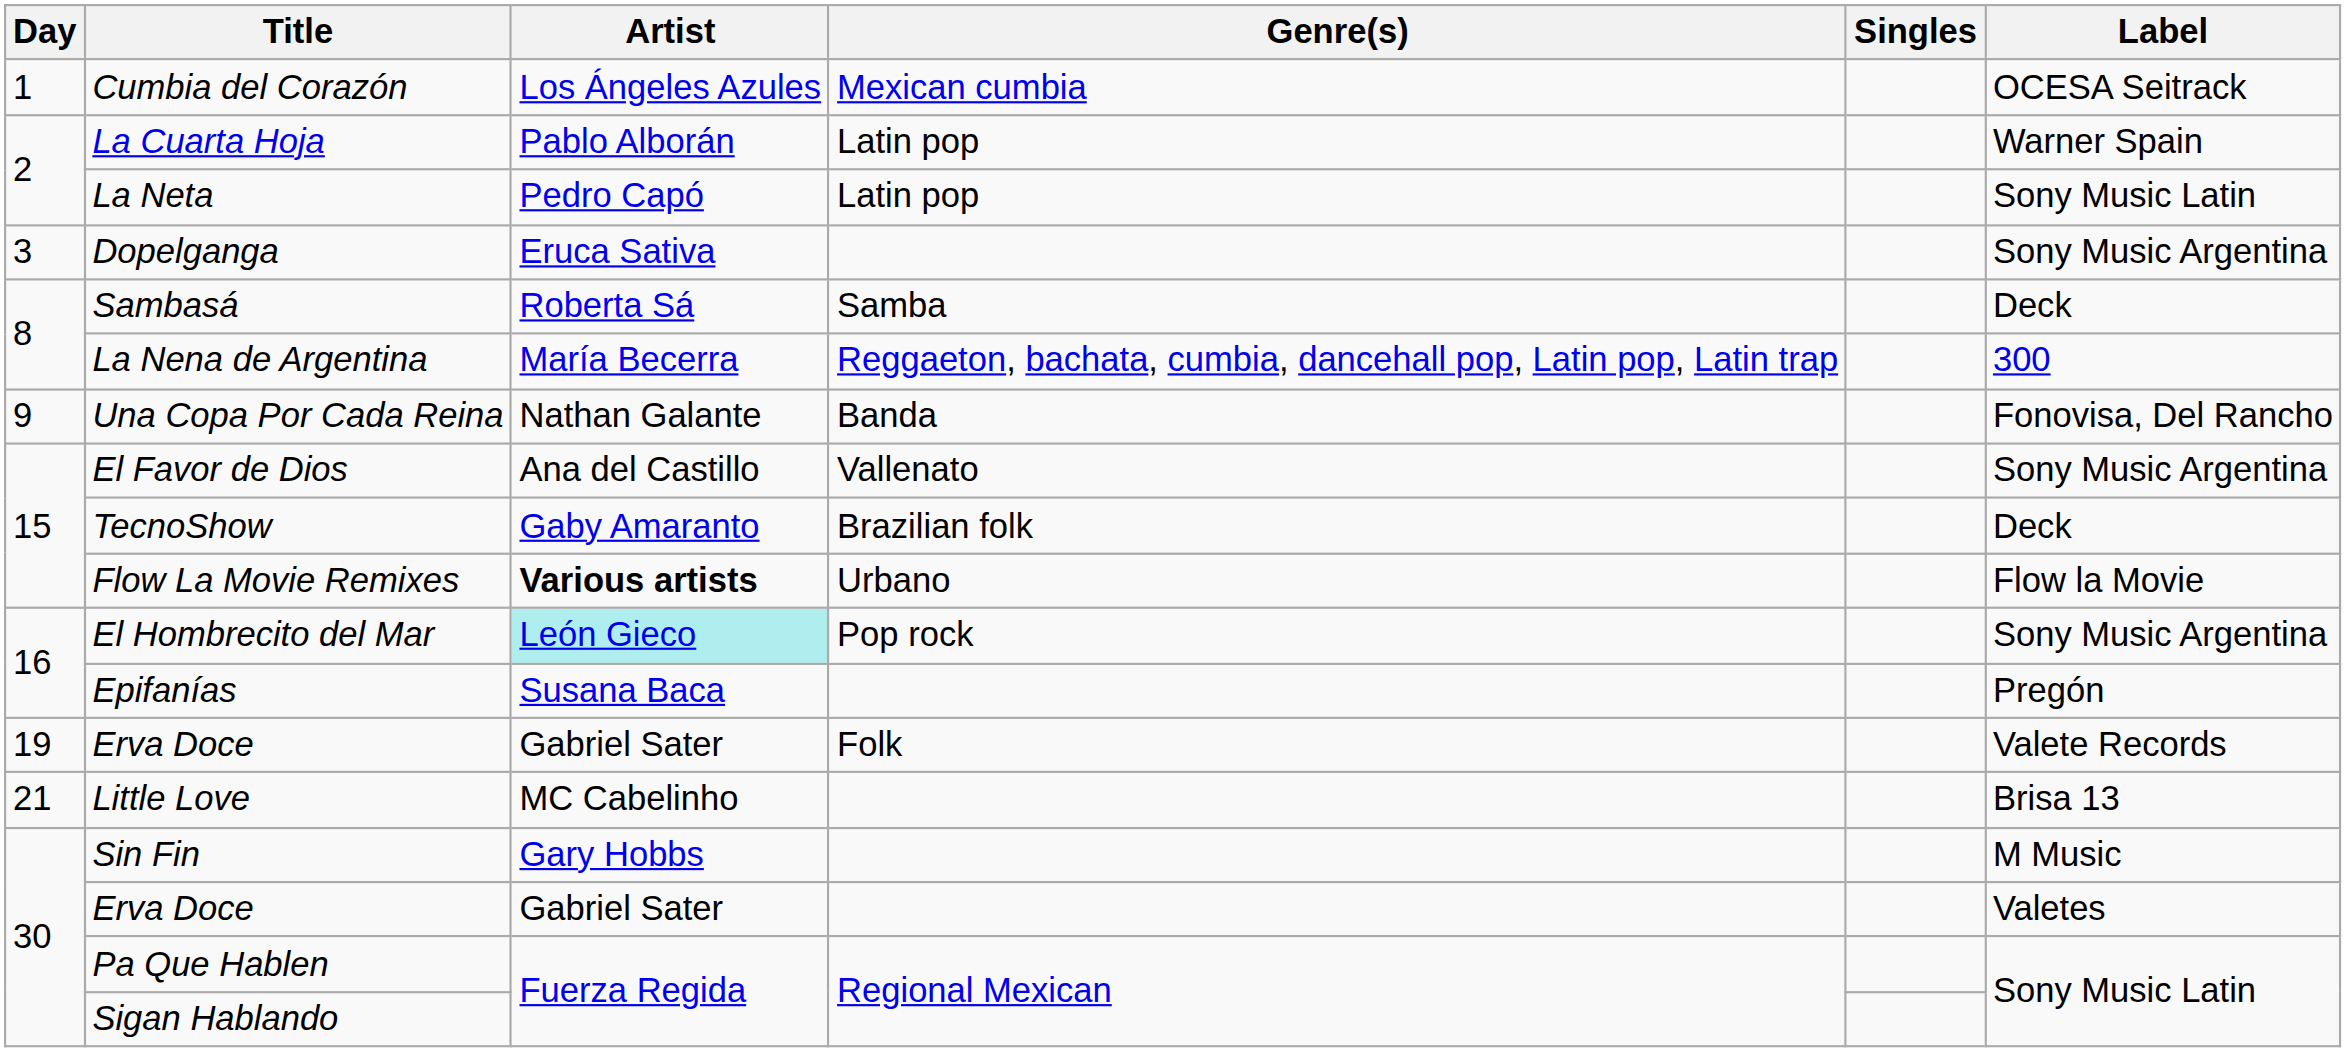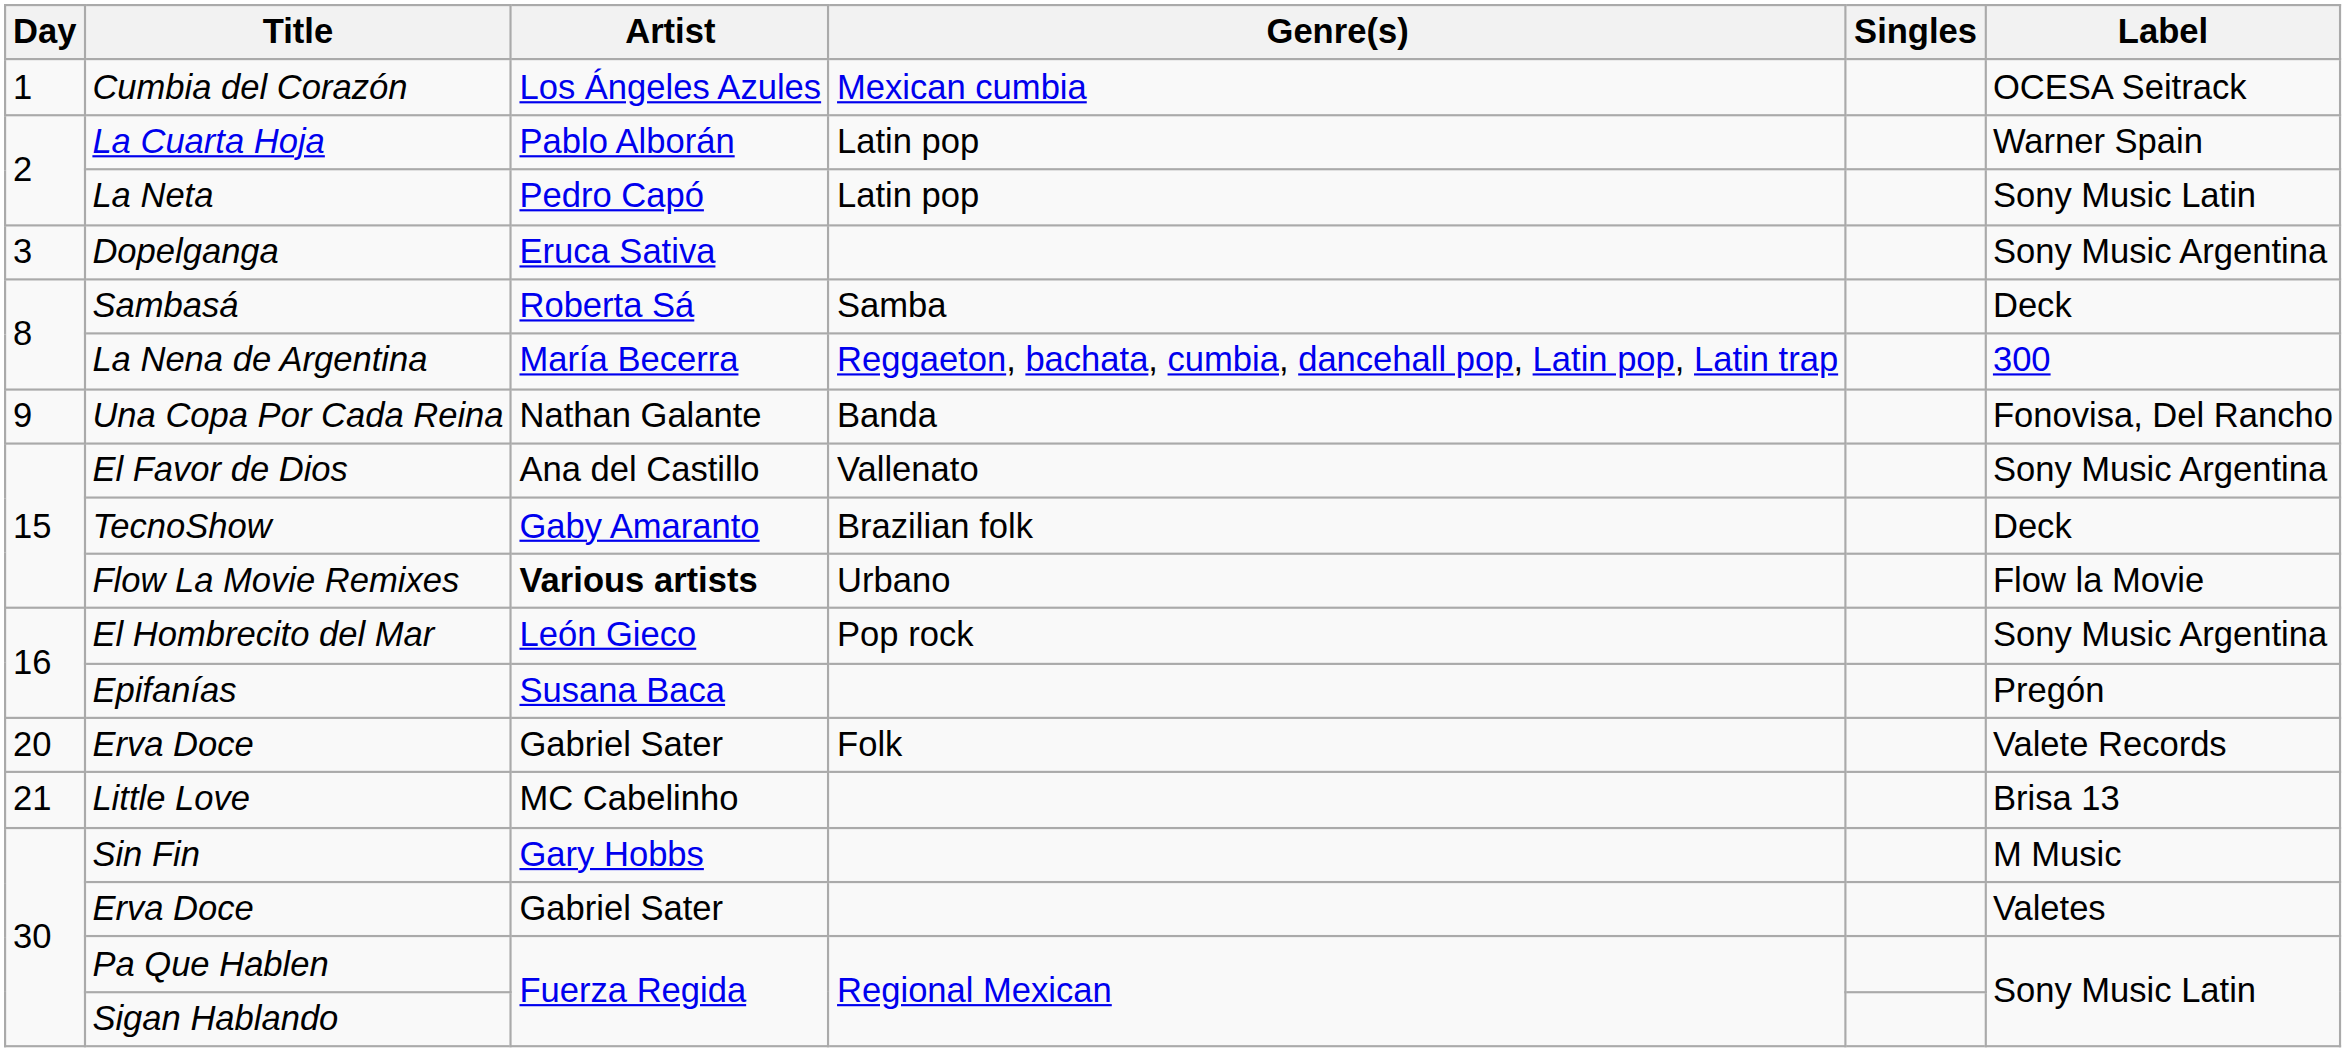(608, 634) paleturquoise background -> (608, 634) no background
(32, 744) 19 -> (32, 744) 20
